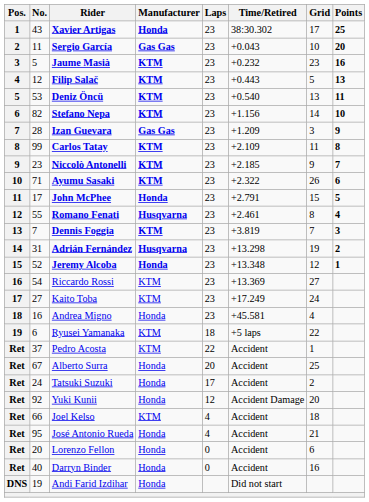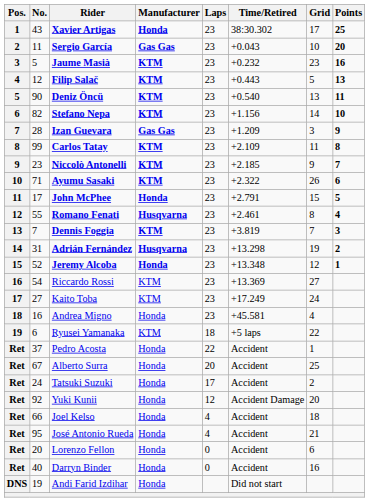(37, 96) 53 -> (37, 96) 90
(150, 349) KTM -> (152, 349) Honda
(150, 416) KTM -> (152, 416) Honda
